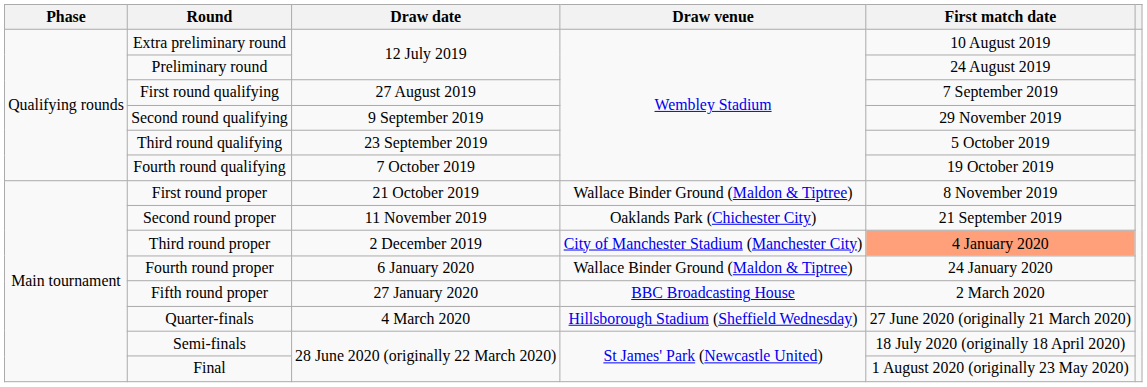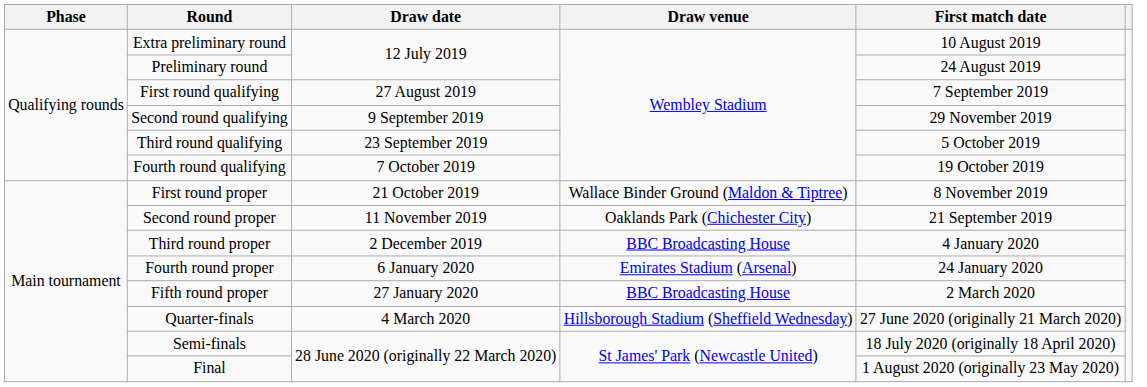(713, 243) City of Manchester Stadium (Manchester City) -> (708, 243) BBC Broadcasting House
(1000, 243) lightsalmon background -> (991, 243) no background
(713, 268) Wallace Binder Ground (Maldon & Tiptree) -> (708, 268) Emirates Stadium (Arsenal)
